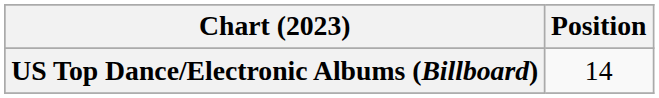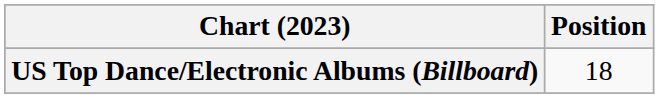(599, 70) 14 -> (599, 70) 18
